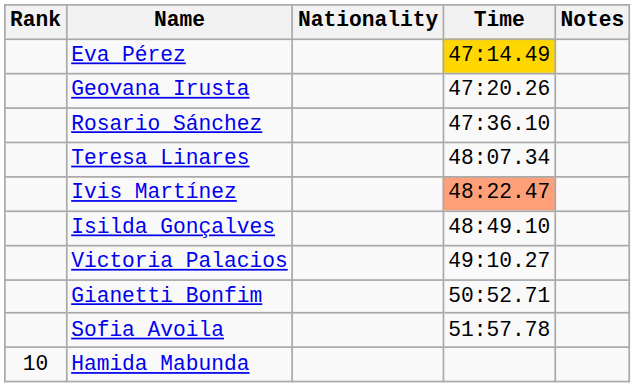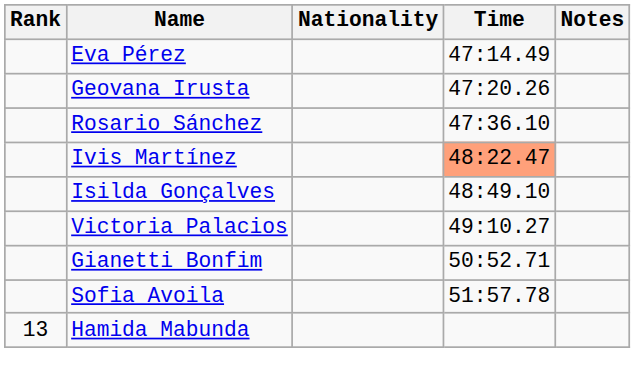(499, 57) gold background -> (499, 57) no background
- row: (160, 160)
(35, 365) 10 -> (35, 331) 13
